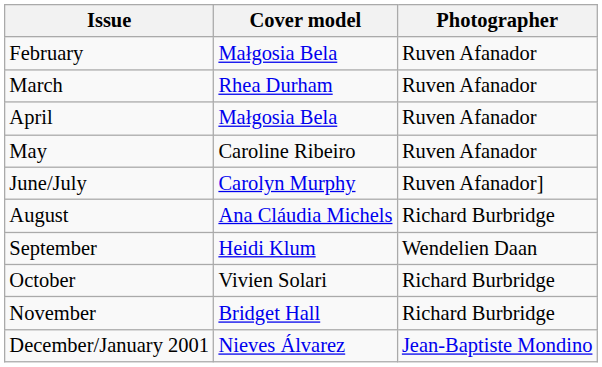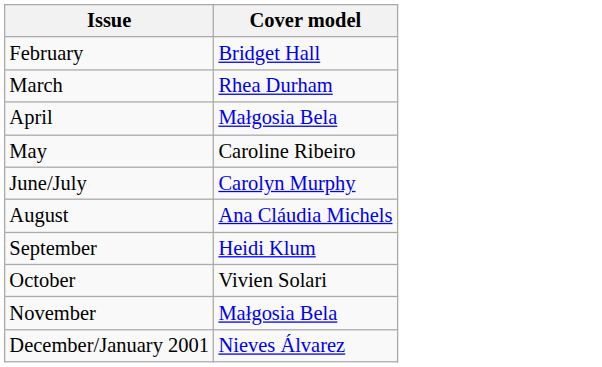- column: (497, 20)
(278, 53) Małgosia Bela -> (269, 53) Bridget Hall
(269, 313) Bridget Hall -> (278, 313) Małgosia Bela
